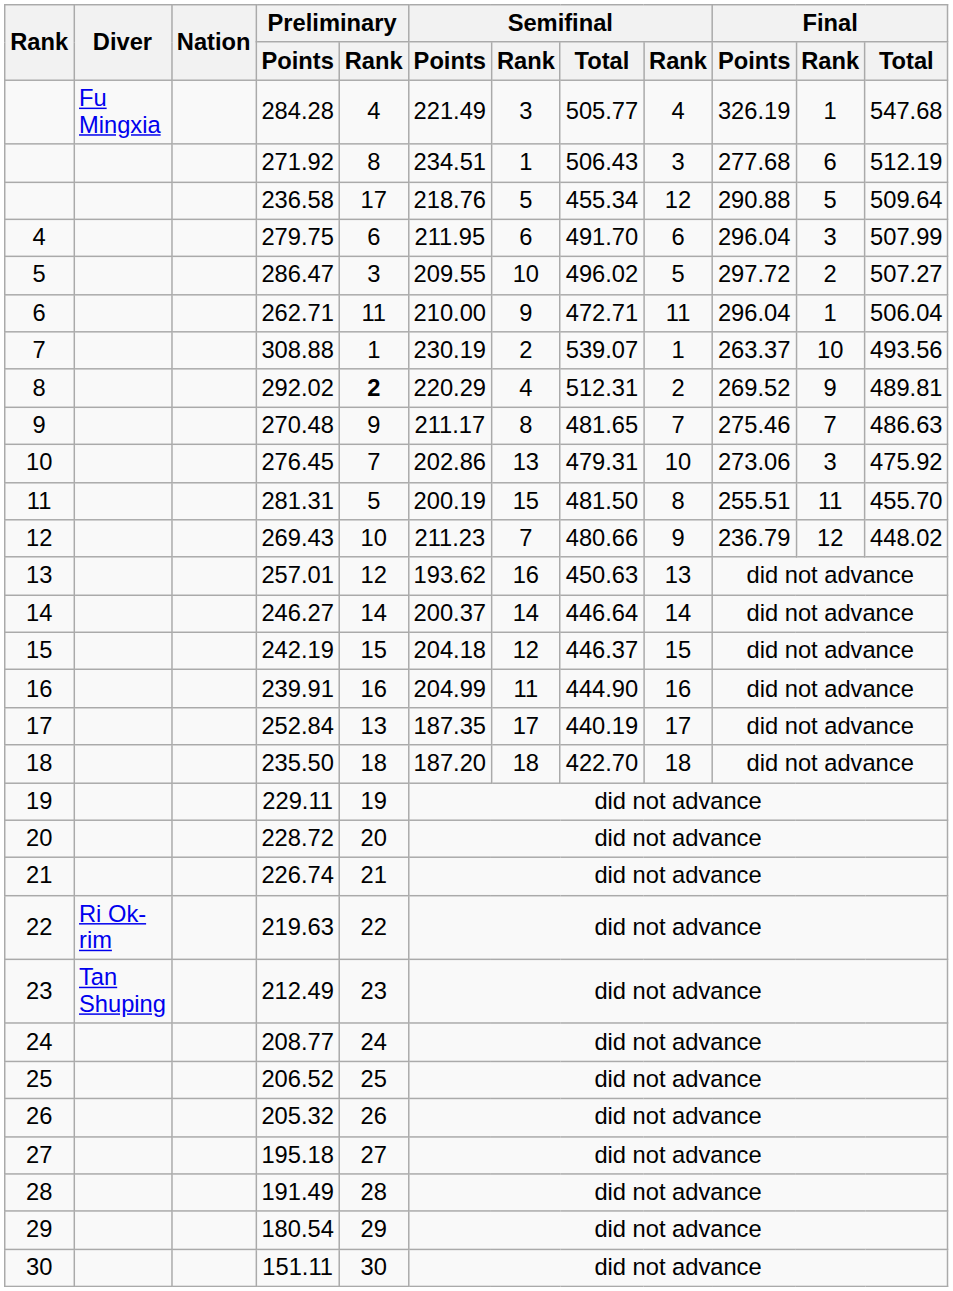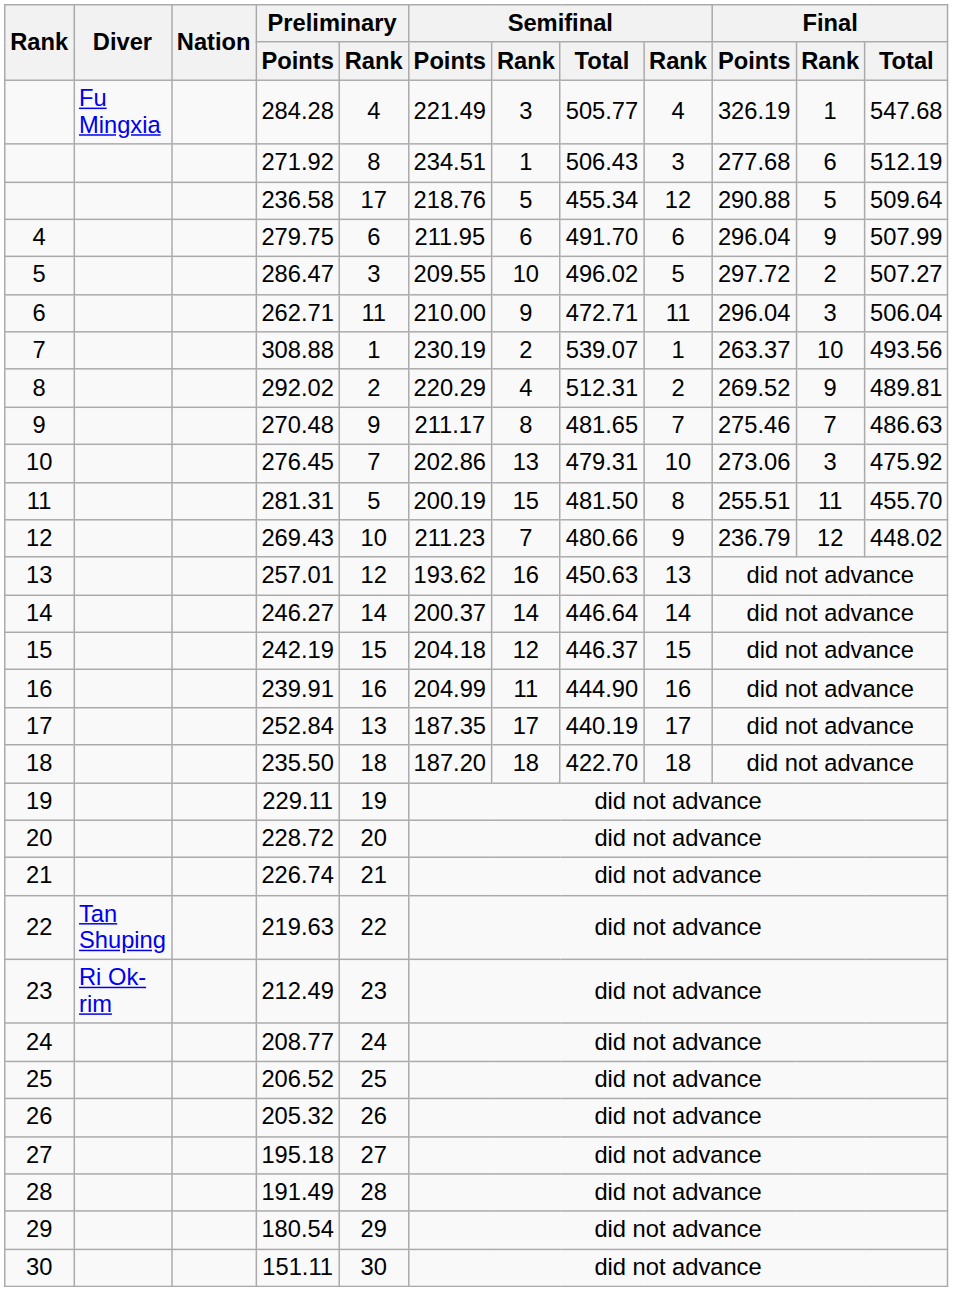(830, 237) 3 -> (830, 237) 9
(830, 312) 1 -> (830, 312) 3
(374, 387) bold -> (374, 387) normal
(113, 927) Ri Ok-rim -> (122, 927) Tan Shuping
(122, 991) Tan Shuping -> (113, 991) Ri Ok-rim
